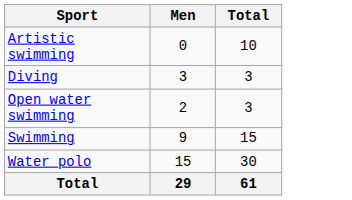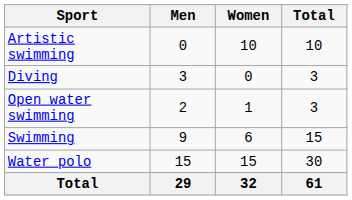+ column: (248, 16)
